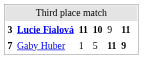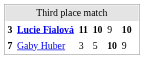(126, 29) 11 -> (127, 29) 10
(81, 45) 1 -> (81, 45) 3
(112, 45) 11 -> (112, 45) 10
(124, 45) bold -> (124, 45) normal
